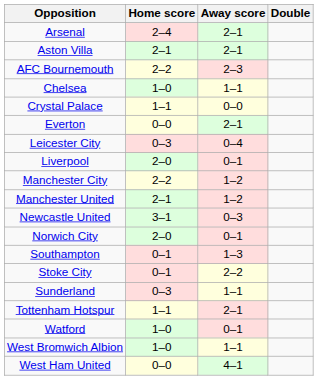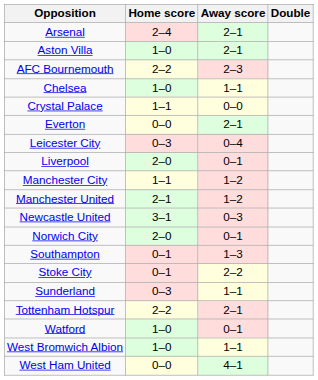(162, 50) 2–1 -> (162, 50) 1–0
(162, 180) 2–2 -> (162, 180) 1–1
(162, 310) 1–1 -> (162, 310) 2–2
